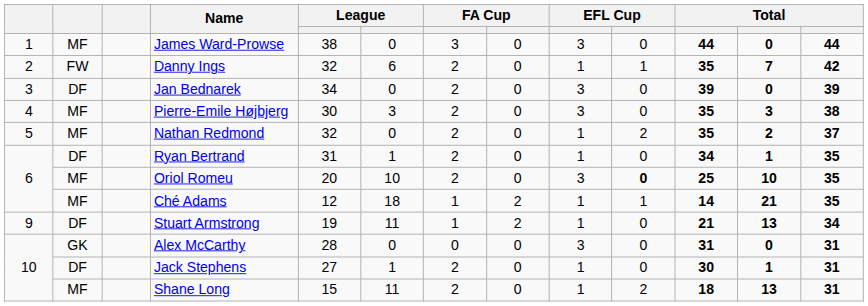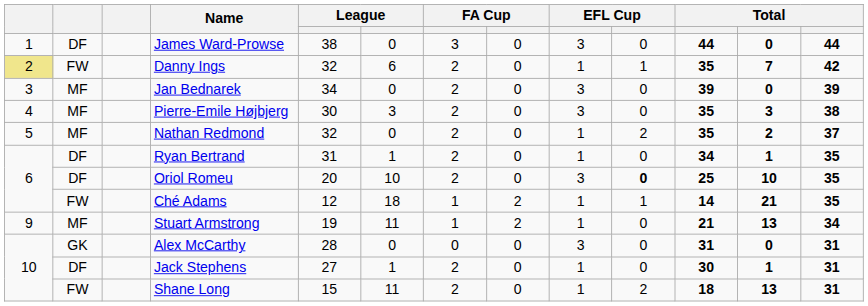(78, 44) MF -> (78, 44) DF
(29, 66) no background -> (29, 66) khaki background
(78, 89) DF -> (78, 89) MF
(78, 178) MF -> (78, 178) DF
(78, 200) MF -> (78, 200) FW
(78, 223) DF -> (78, 223) MF
(78, 290) MF -> (78, 290) FW
